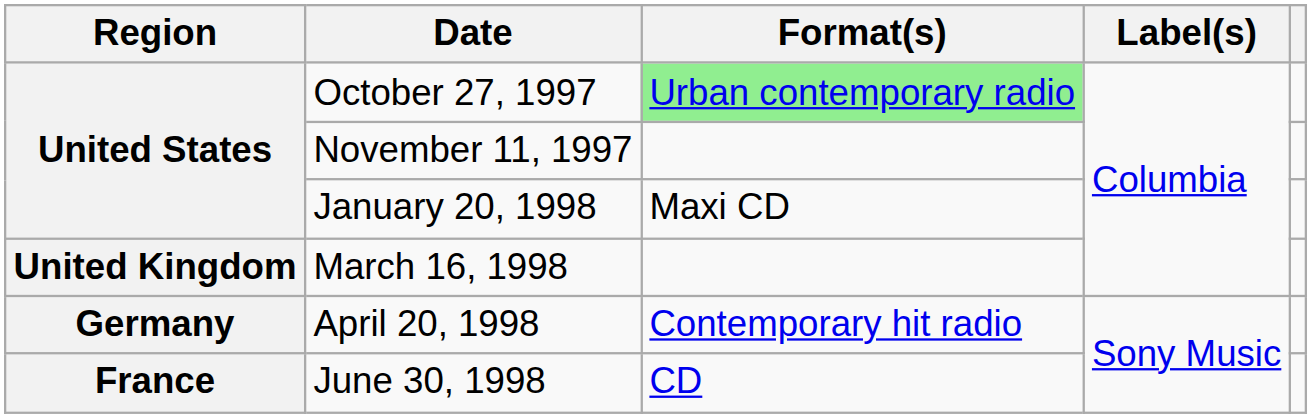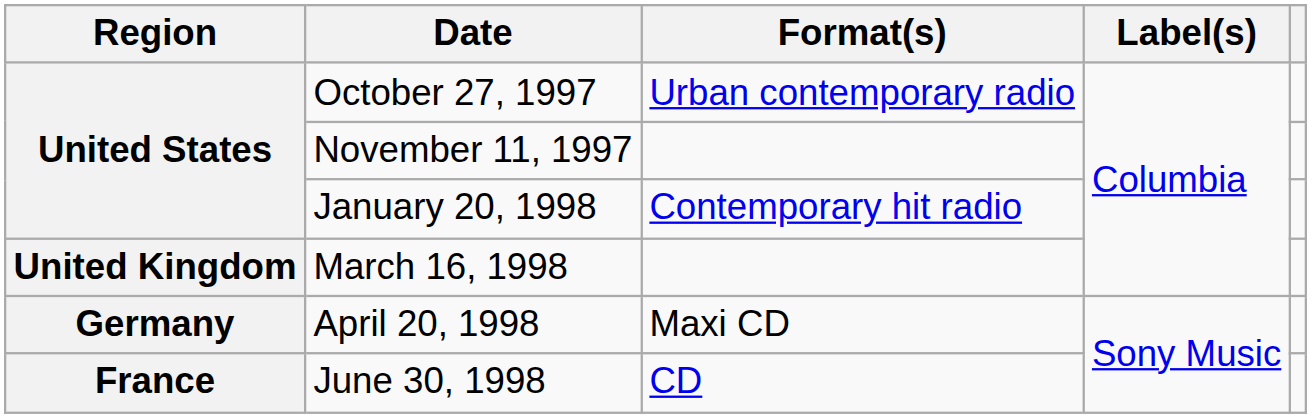(862, 91) lightgreen background -> (862, 91) no background
(720, 207) Maxi CD -> (836, 207) Contemporary hit radio
(836, 324) Contemporary hit radio -> (720, 324) Maxi CD
